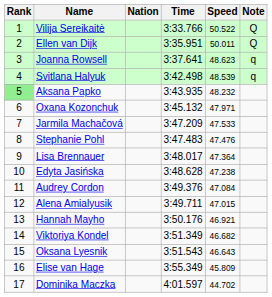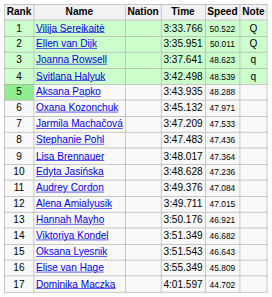(222, 93) 48.232 -> (222, 93) 48.288
(222, 141) 47.476 -> (222, 141) 47.436
(222, 172) 47.238 -> (222, 172) 47.236
